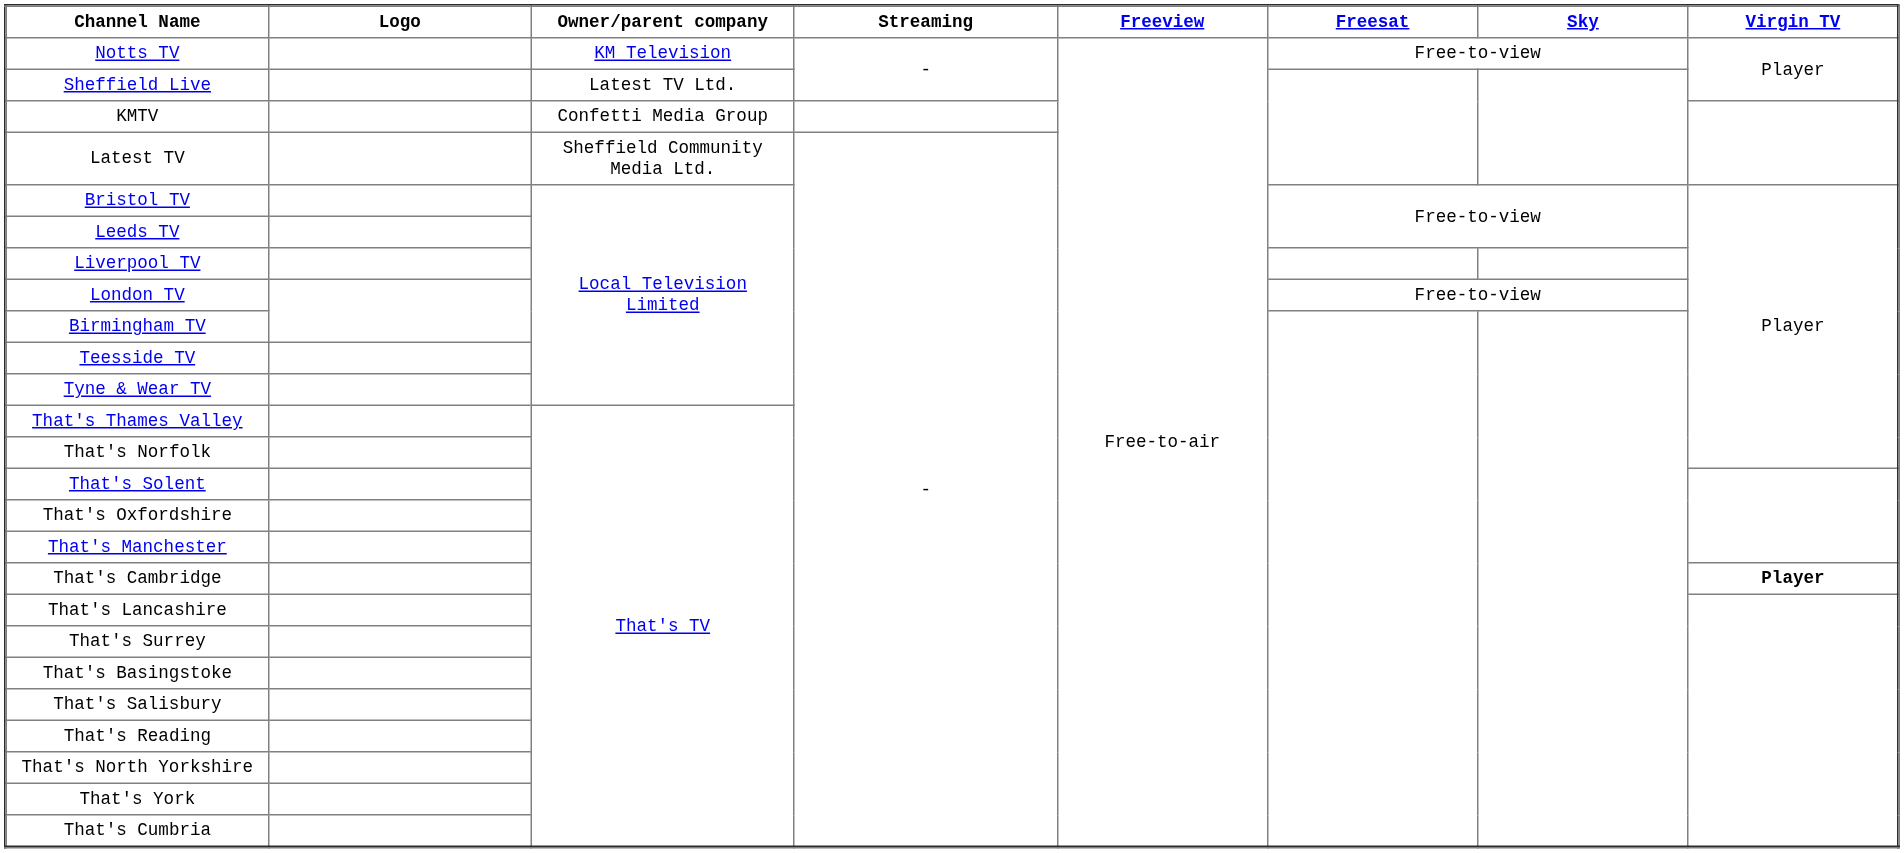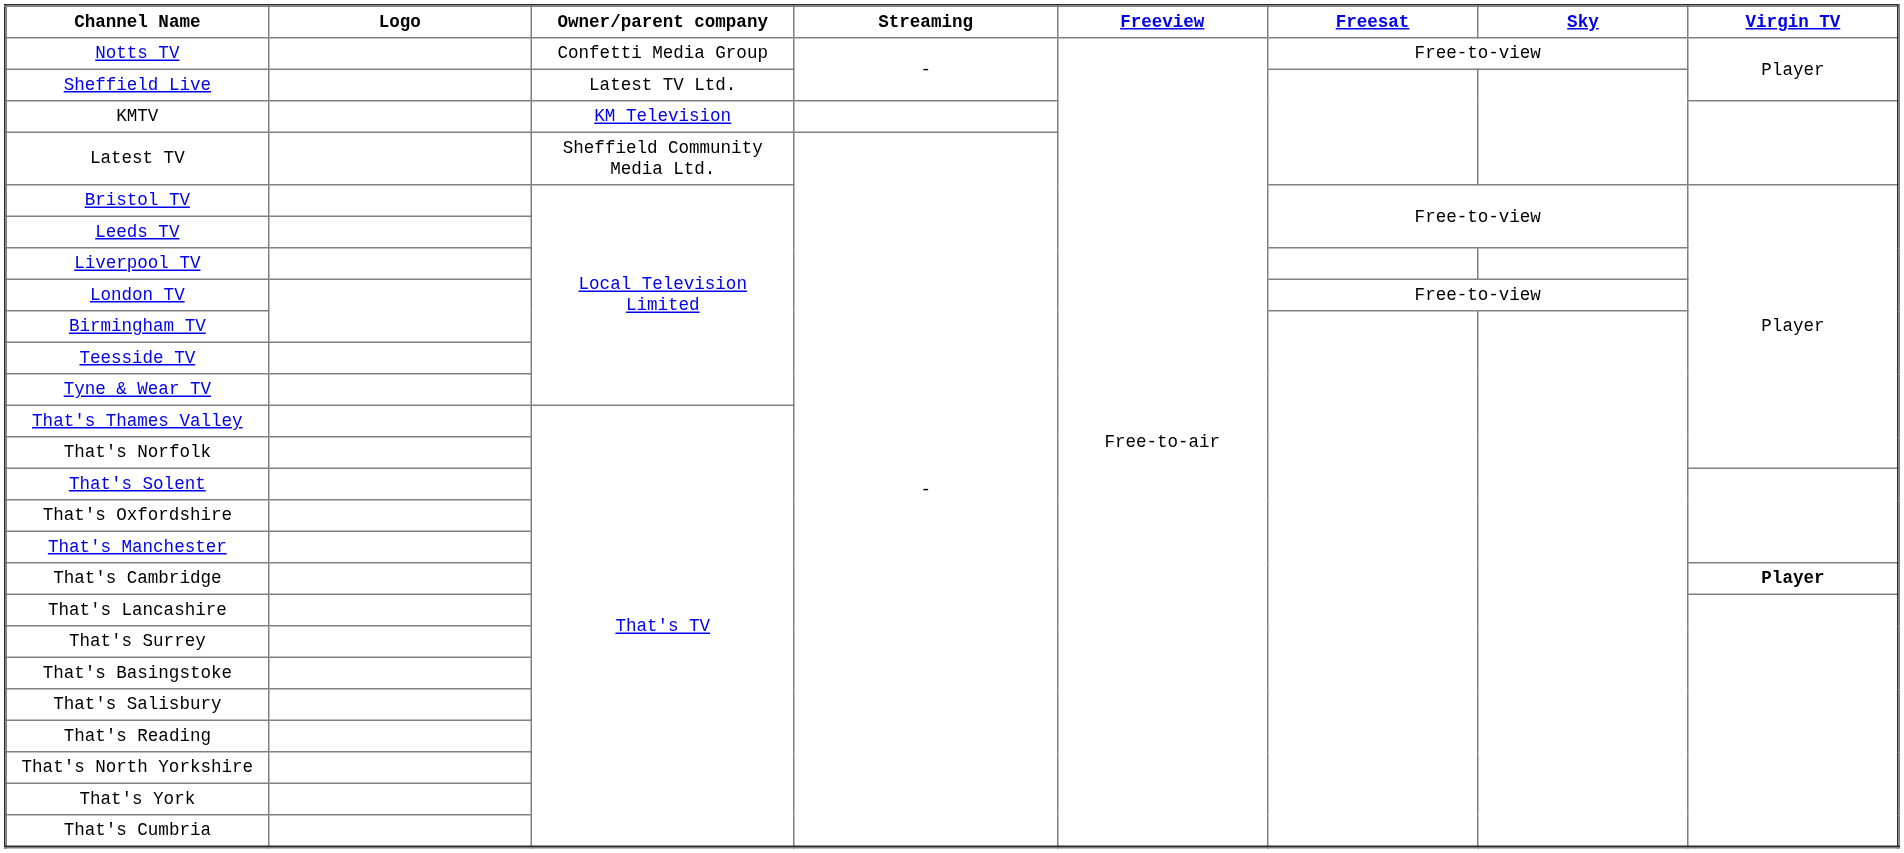(663, 54) KM Television -> (663, 54) Confetti Media Group
(663, 116) Confetti Media Group -> (663, 116) KM Television
